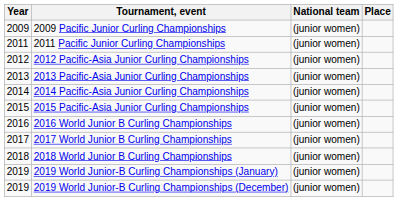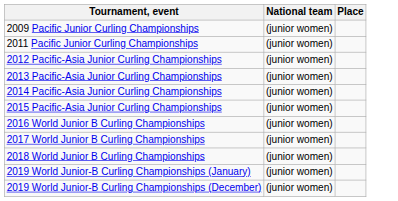- column: (18, 12)
